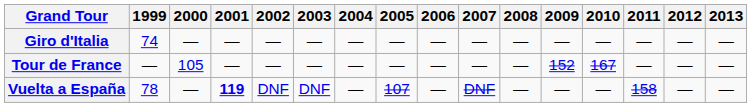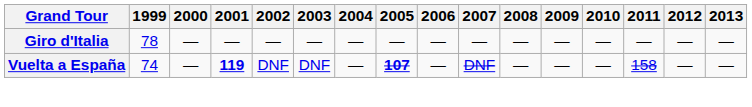(149, 41) 74 -> (149, 41) 78
- row: (67, 65)
(149, 89) 78 -> (149, 65) 74
(397, 89) normal -> (397, 65) bold
